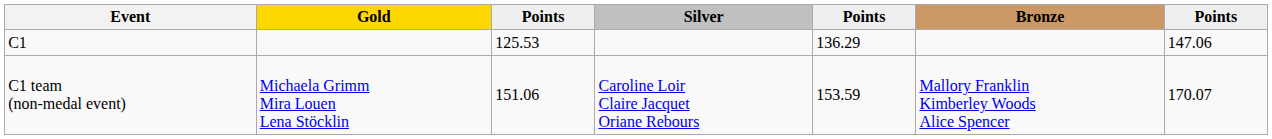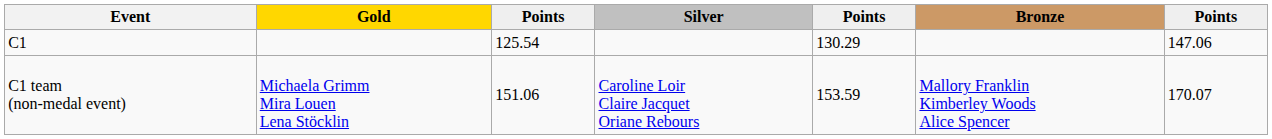(517, 42) 125.53 -> (517, 42) 125.54
(838, 42) 136.29 -> (838, 42) 130.29
